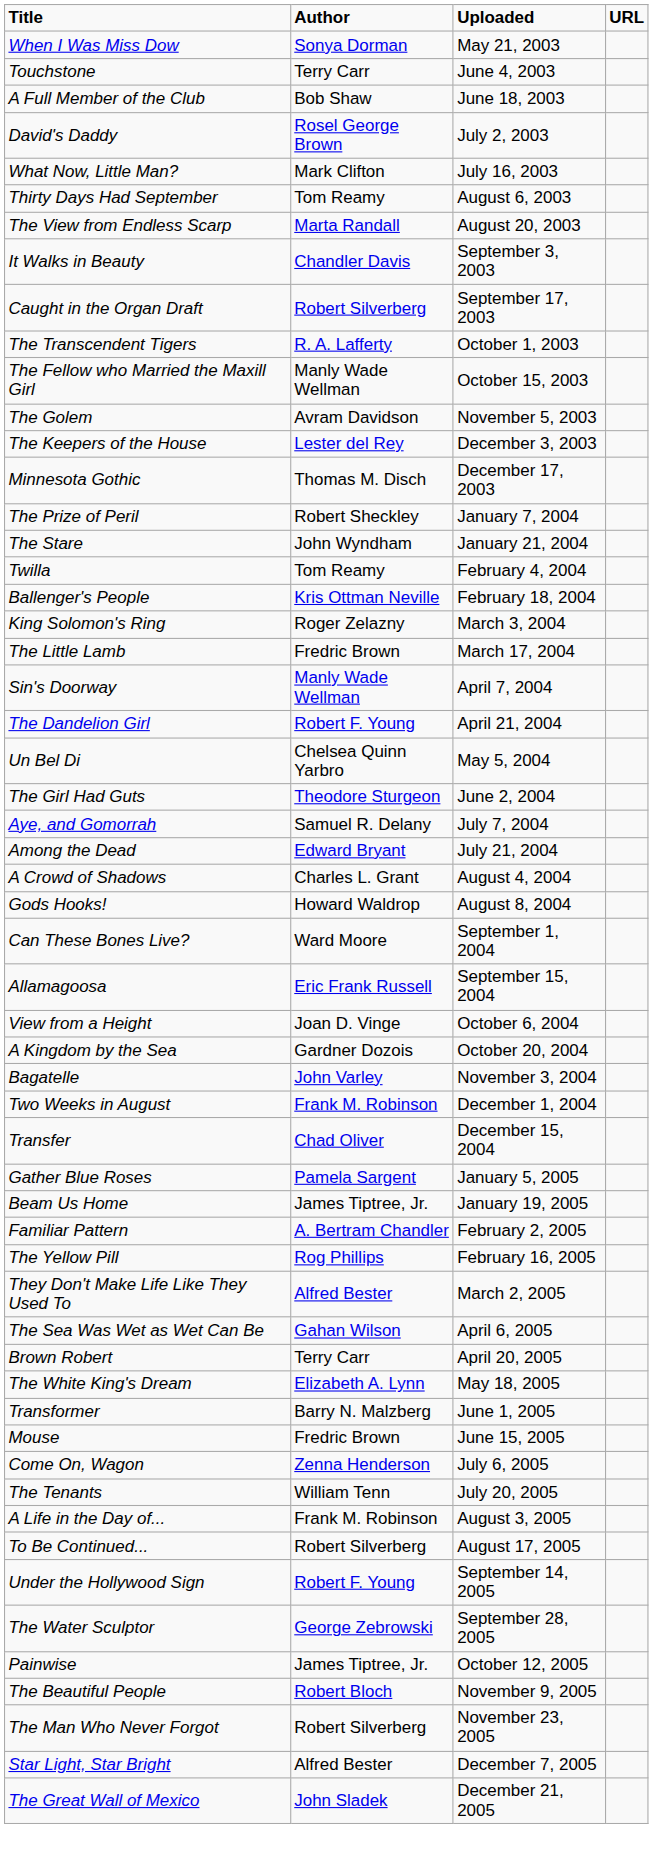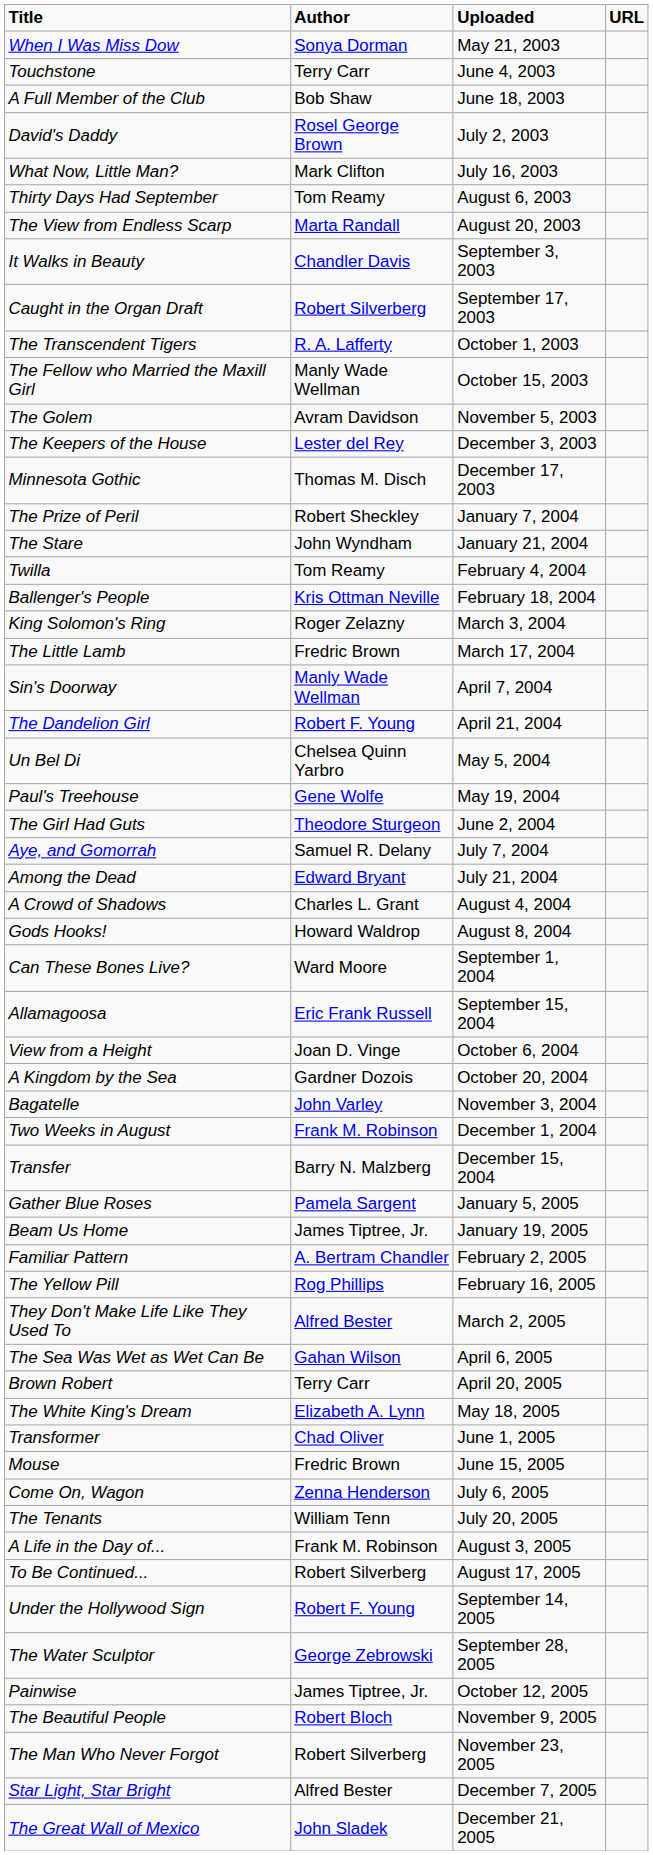+ row: (74, 797)
(339, 1140) Chad Oliver -> (363, 1167) Barry N. Malzberg
(363, 1411) Barry N. Malzberg -> (339, 1438) Chad Oliver
